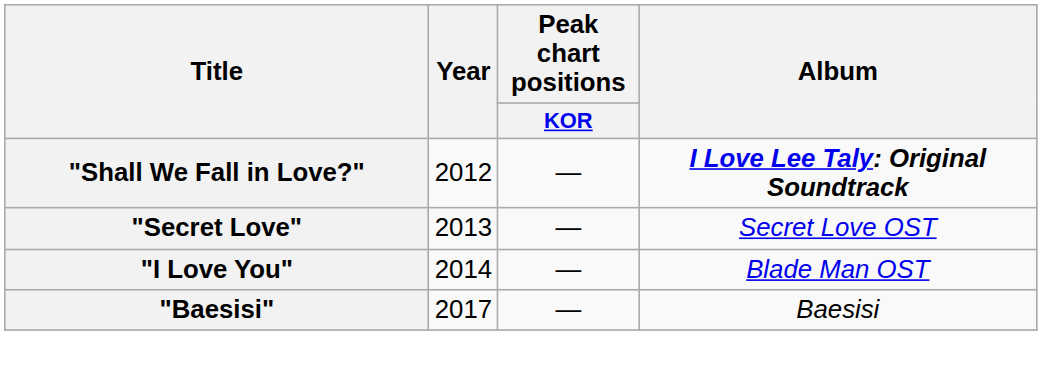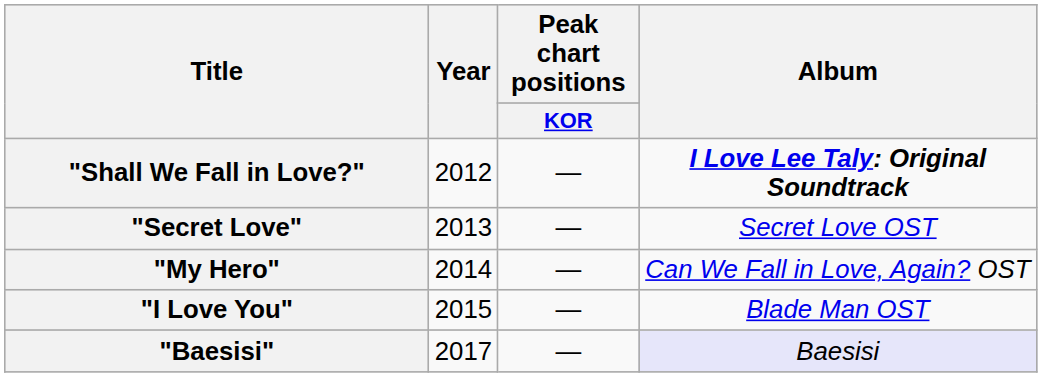+ row: (217, 268)
(463, 268) 2014 -> (463, 309) 2015
(838, 309) no background -> (838, 350) lavender background
